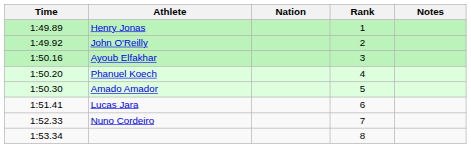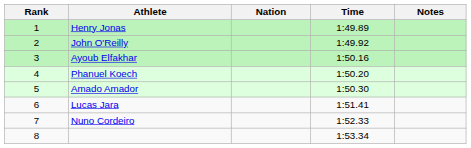columns swapped: (362, 12) <-> (46, 12)
